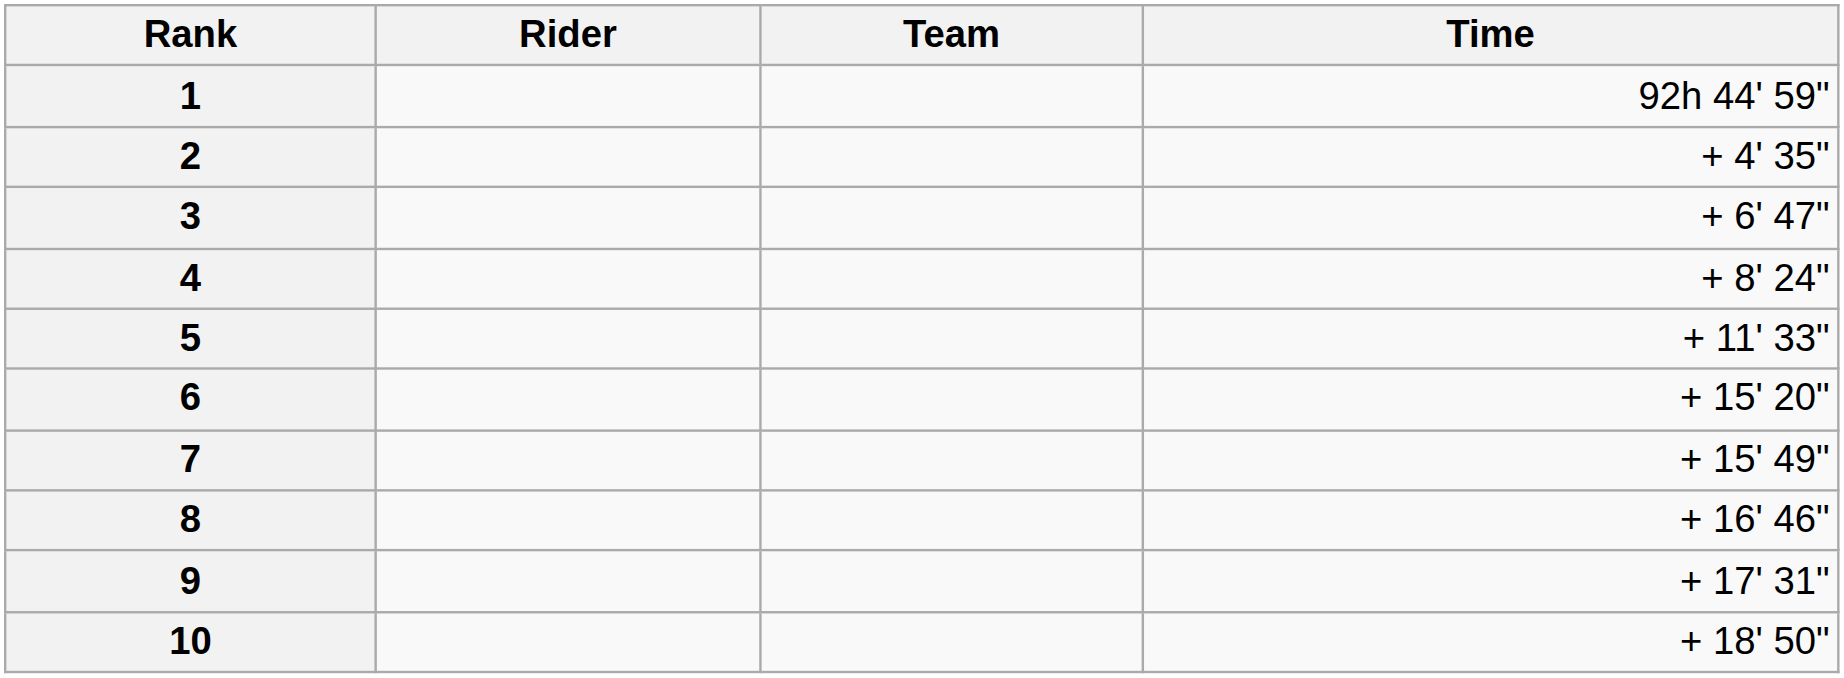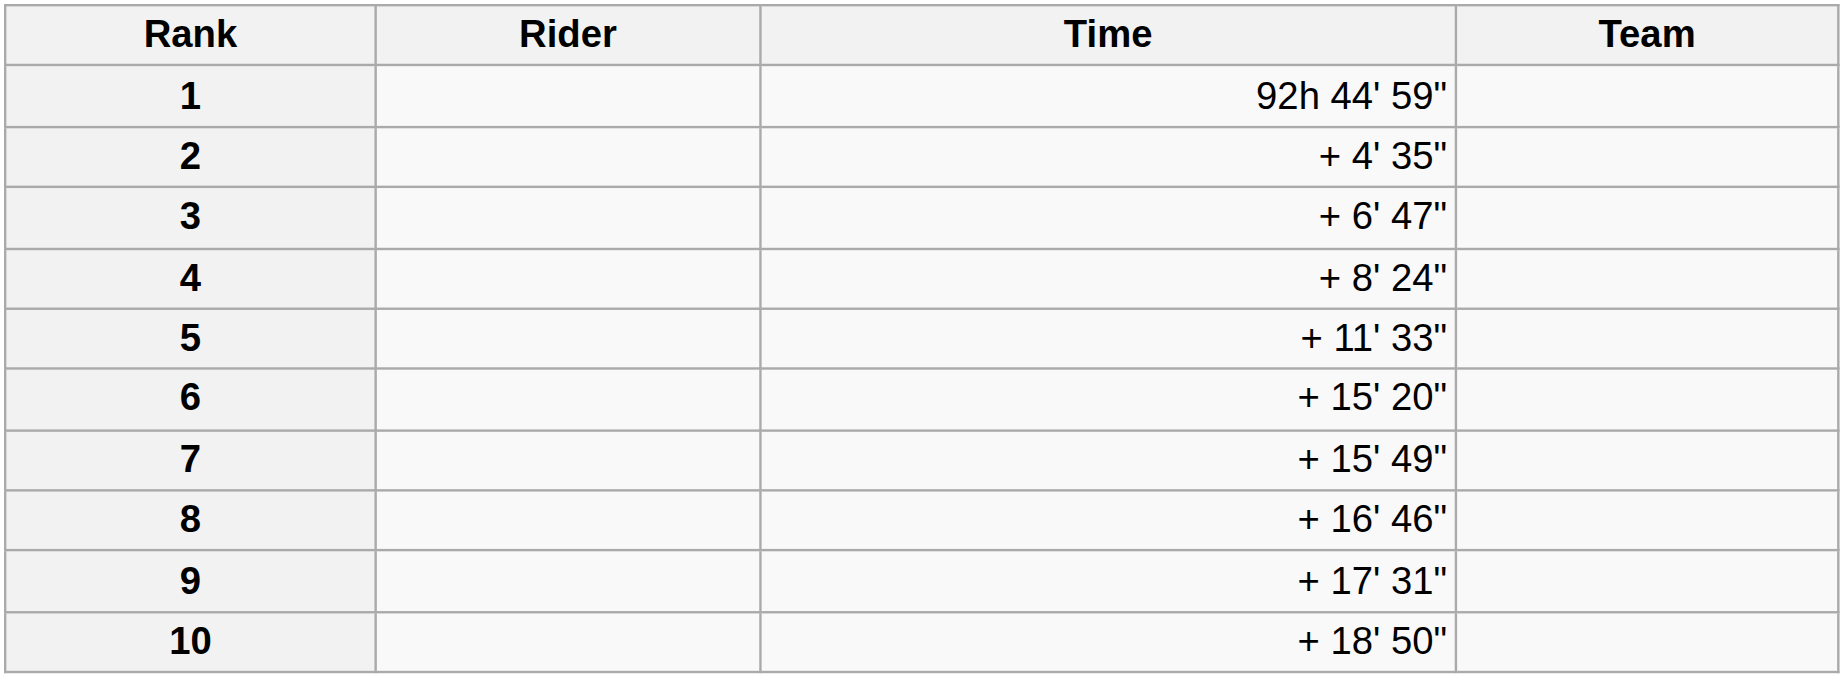columns swapped: (952, 34) <-> (1491, 34)
